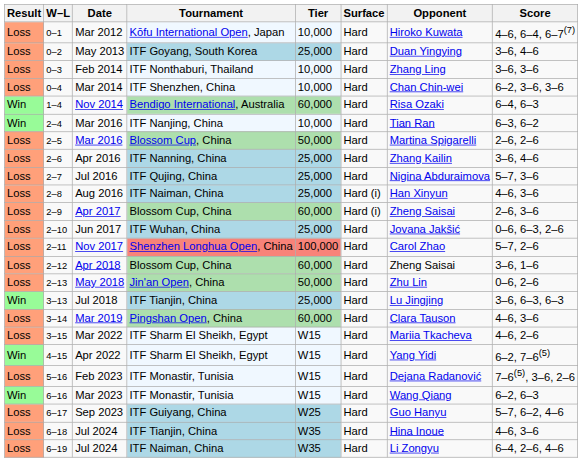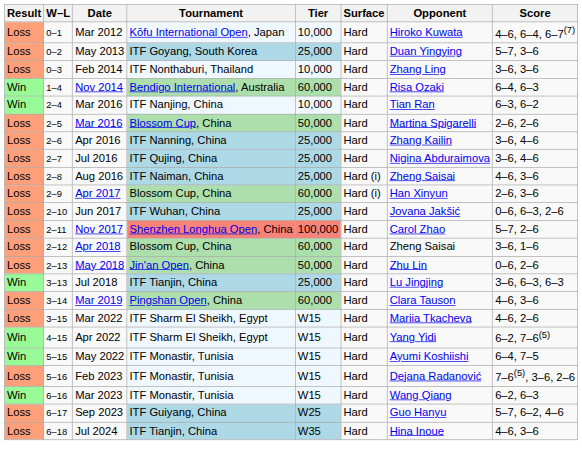(517, 51) 3–6, 4–6 -> (517, 51) 5–7, 3–6
- row: (54, 88)
(517, 176) 5–7, 3–6 -> (517, 158) 3–6, 4–6
(419, 194) Han Xinyun -> (422, 176) Zheng Saisai
(422, 211) Zheng Saisai -> (419, 194) Han Xinyun
+ row: (57, 357)
- row: (57, 449)
